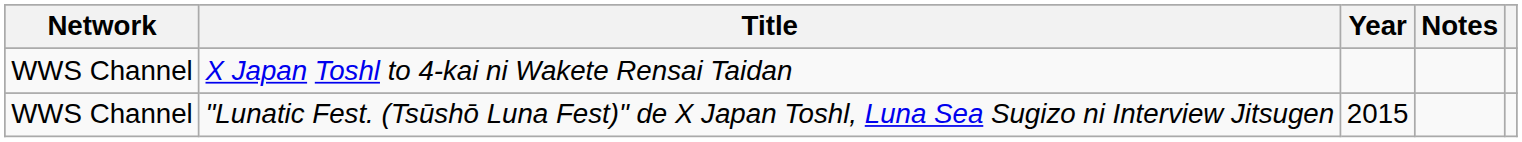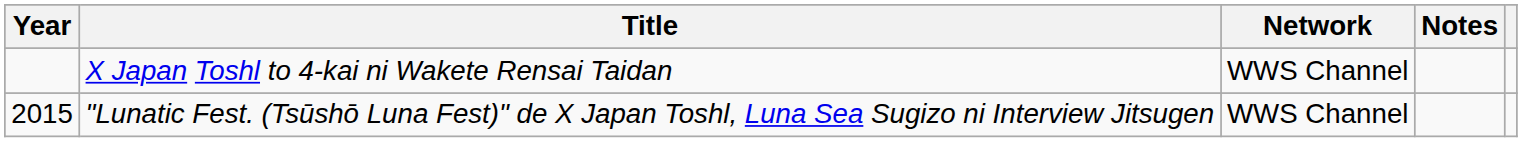columns swapped: (1378, 26) <-> (102, 26)
